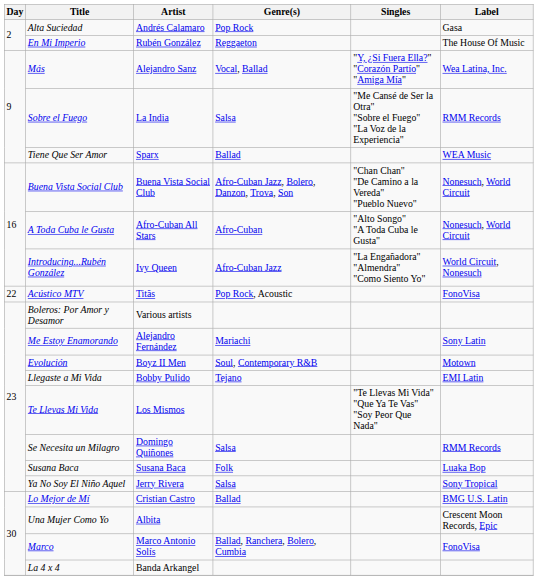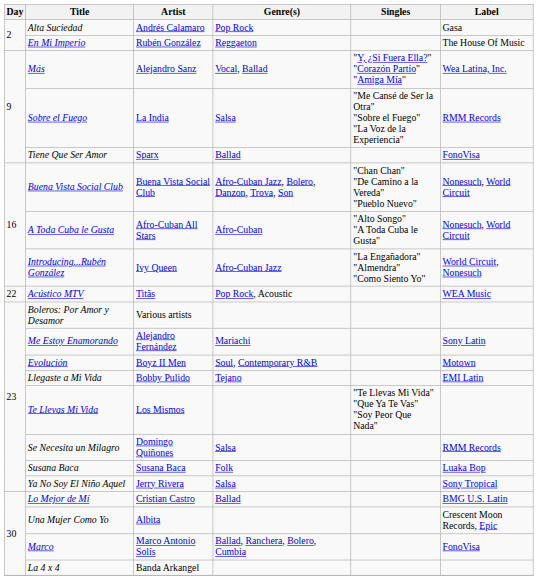(467, 155) WEA Music -> (461, 155) FonoVisa
(461, 294) FonoVisa -> (467, 294) WEA Music
